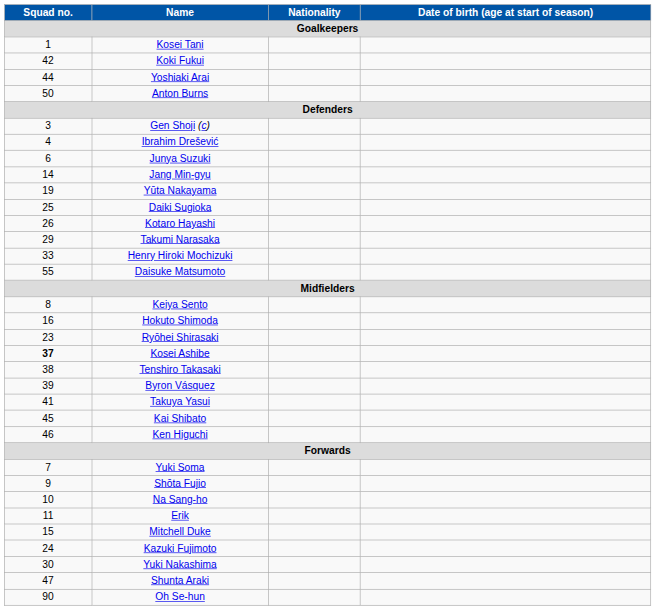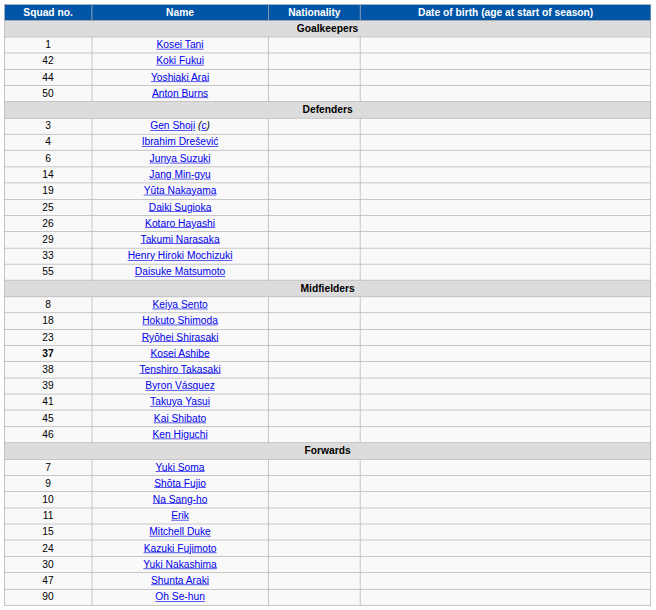(48, 321) 16 -> (48, 321) 18
